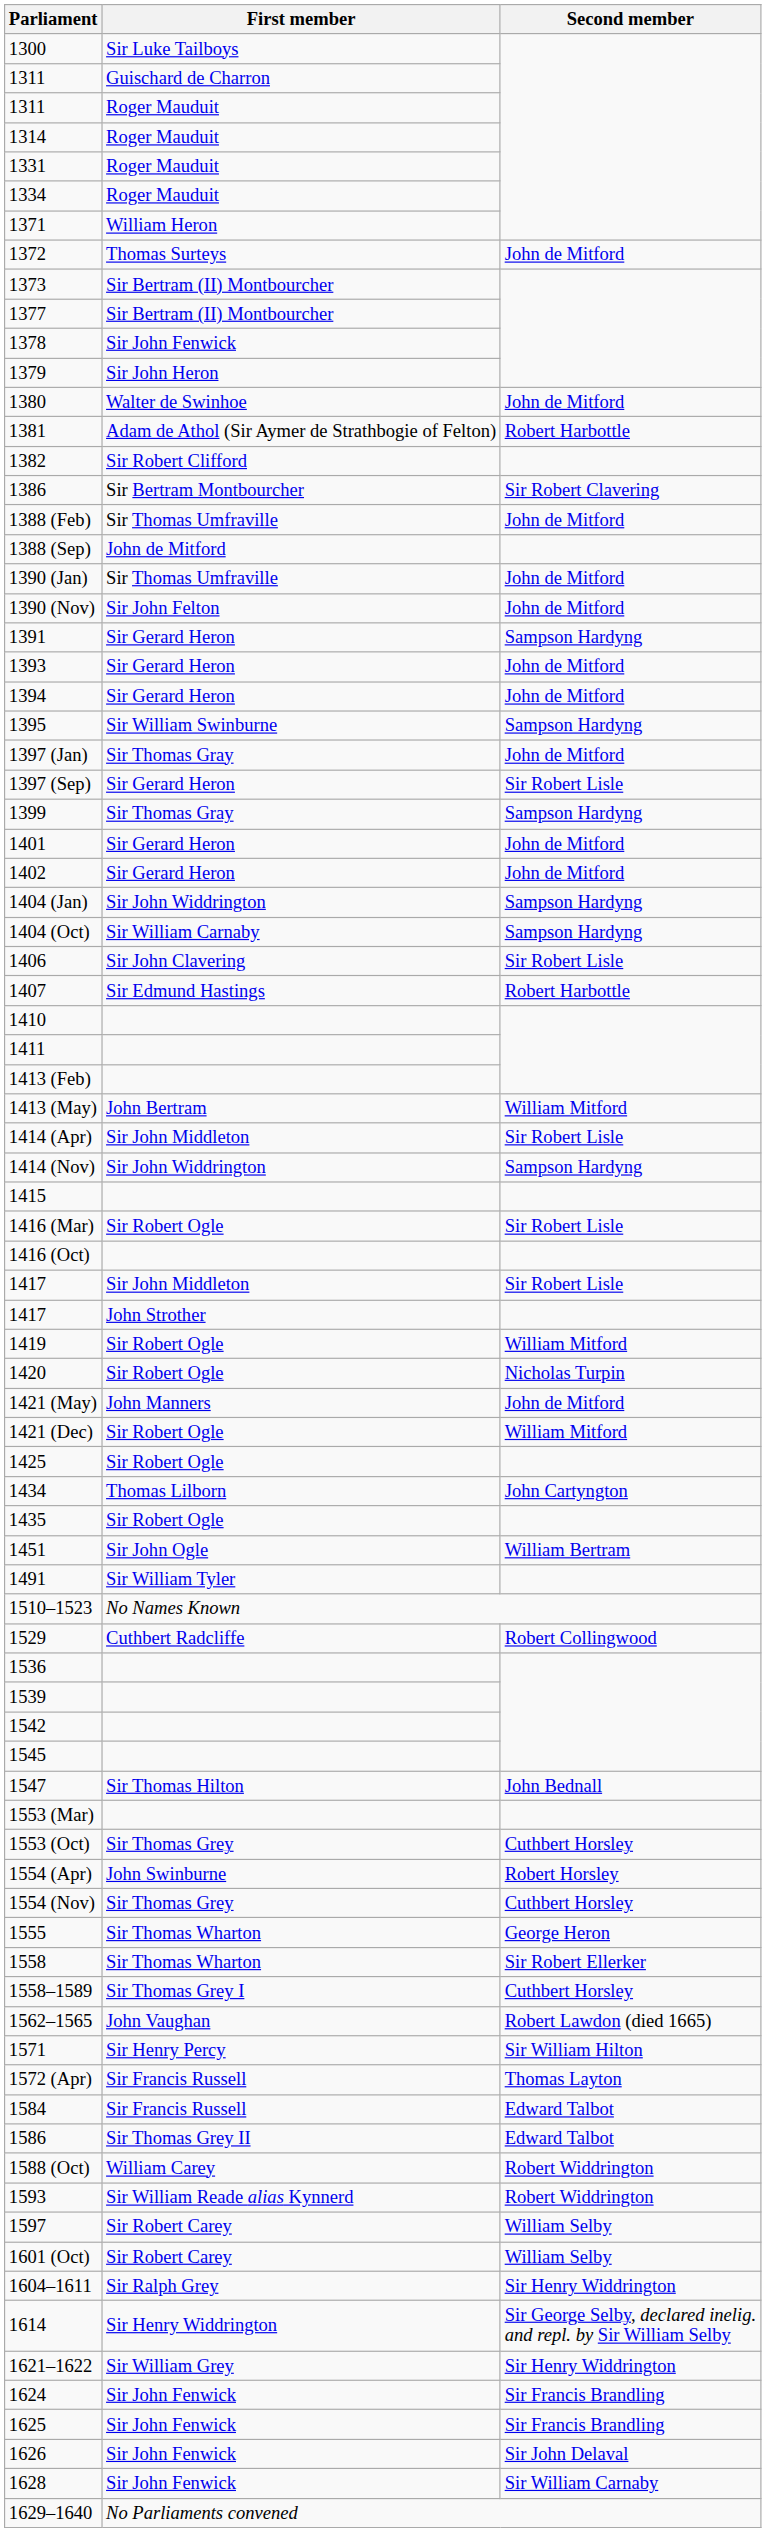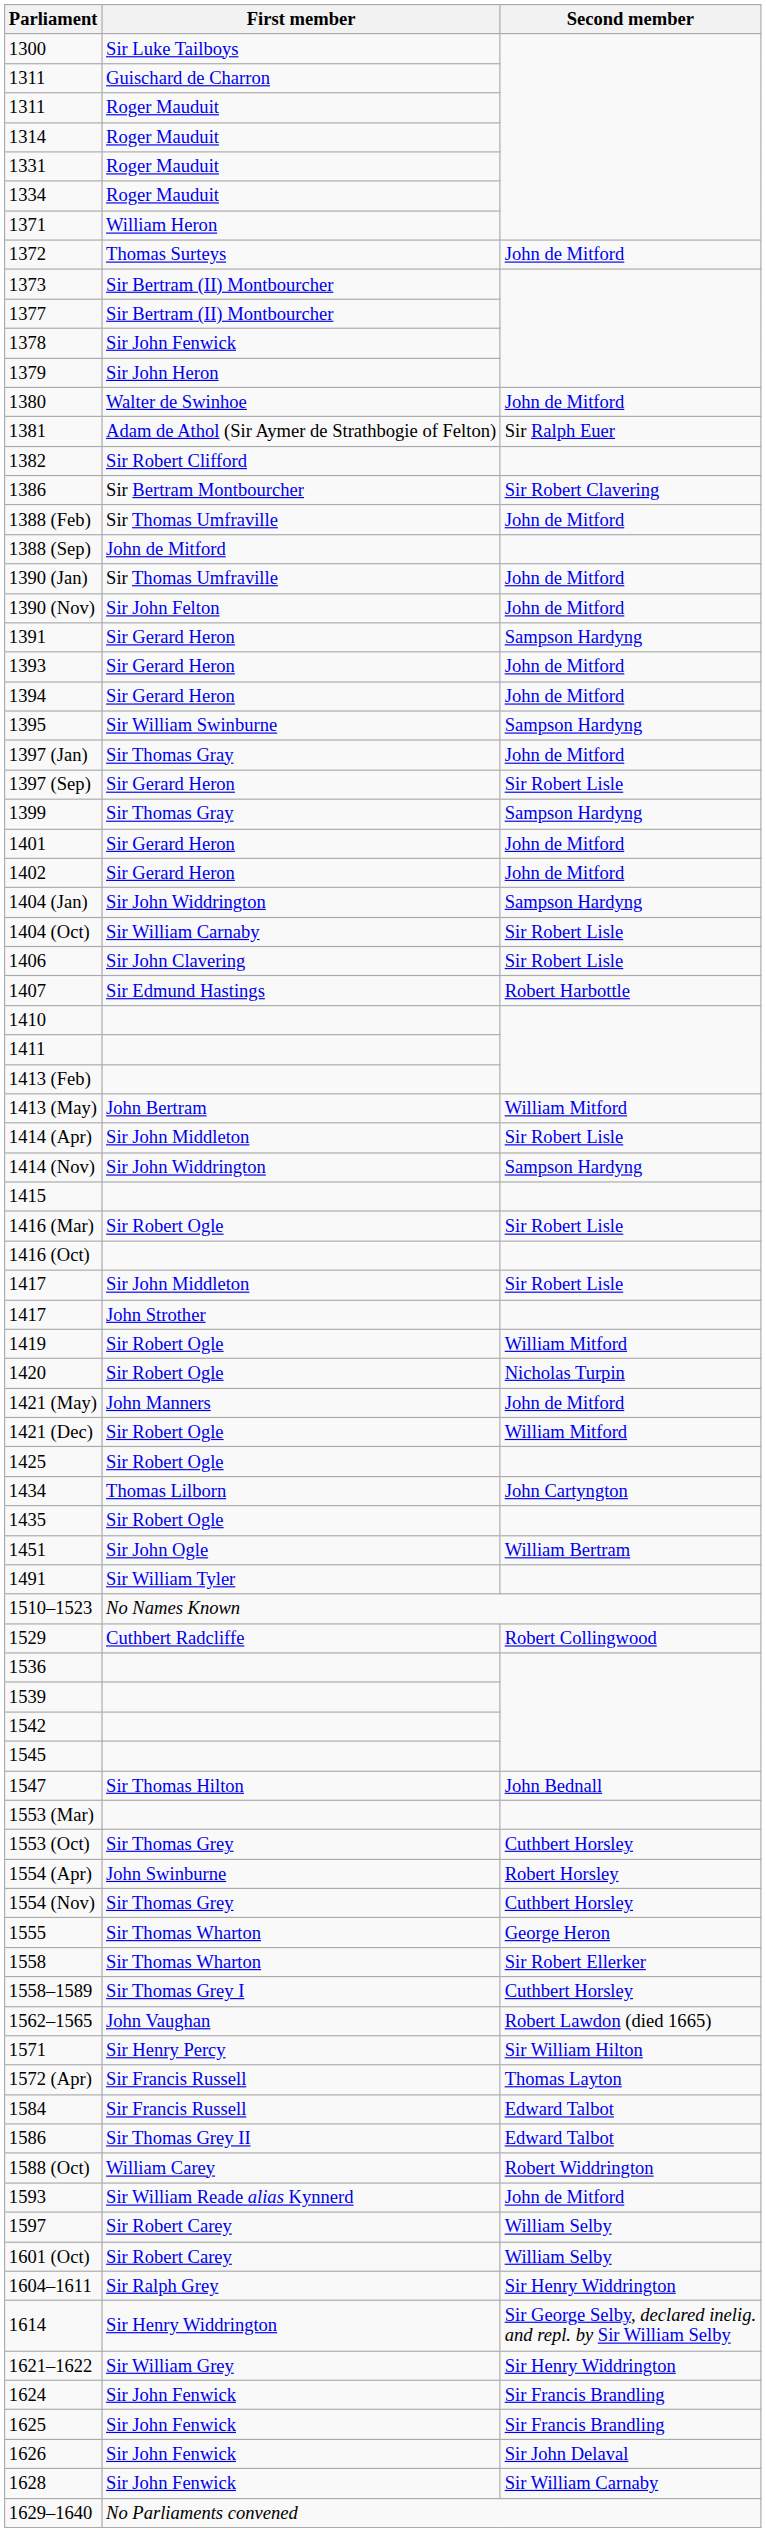(567, 431) Robert Harbottle -> (560, 431) Sir Ralph Euer
(574, 931) Sampson Hardyng -> (564, 931) Sir Robert Lisle
(579, 2197) Robert Widdrington -> (564, 2197) John de Mitford
